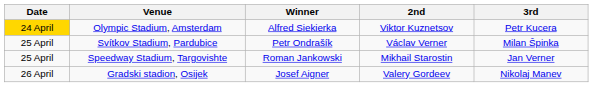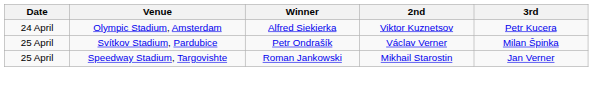(37, 27) gold background -> (37, 27) no background
- row: (157, 74)
